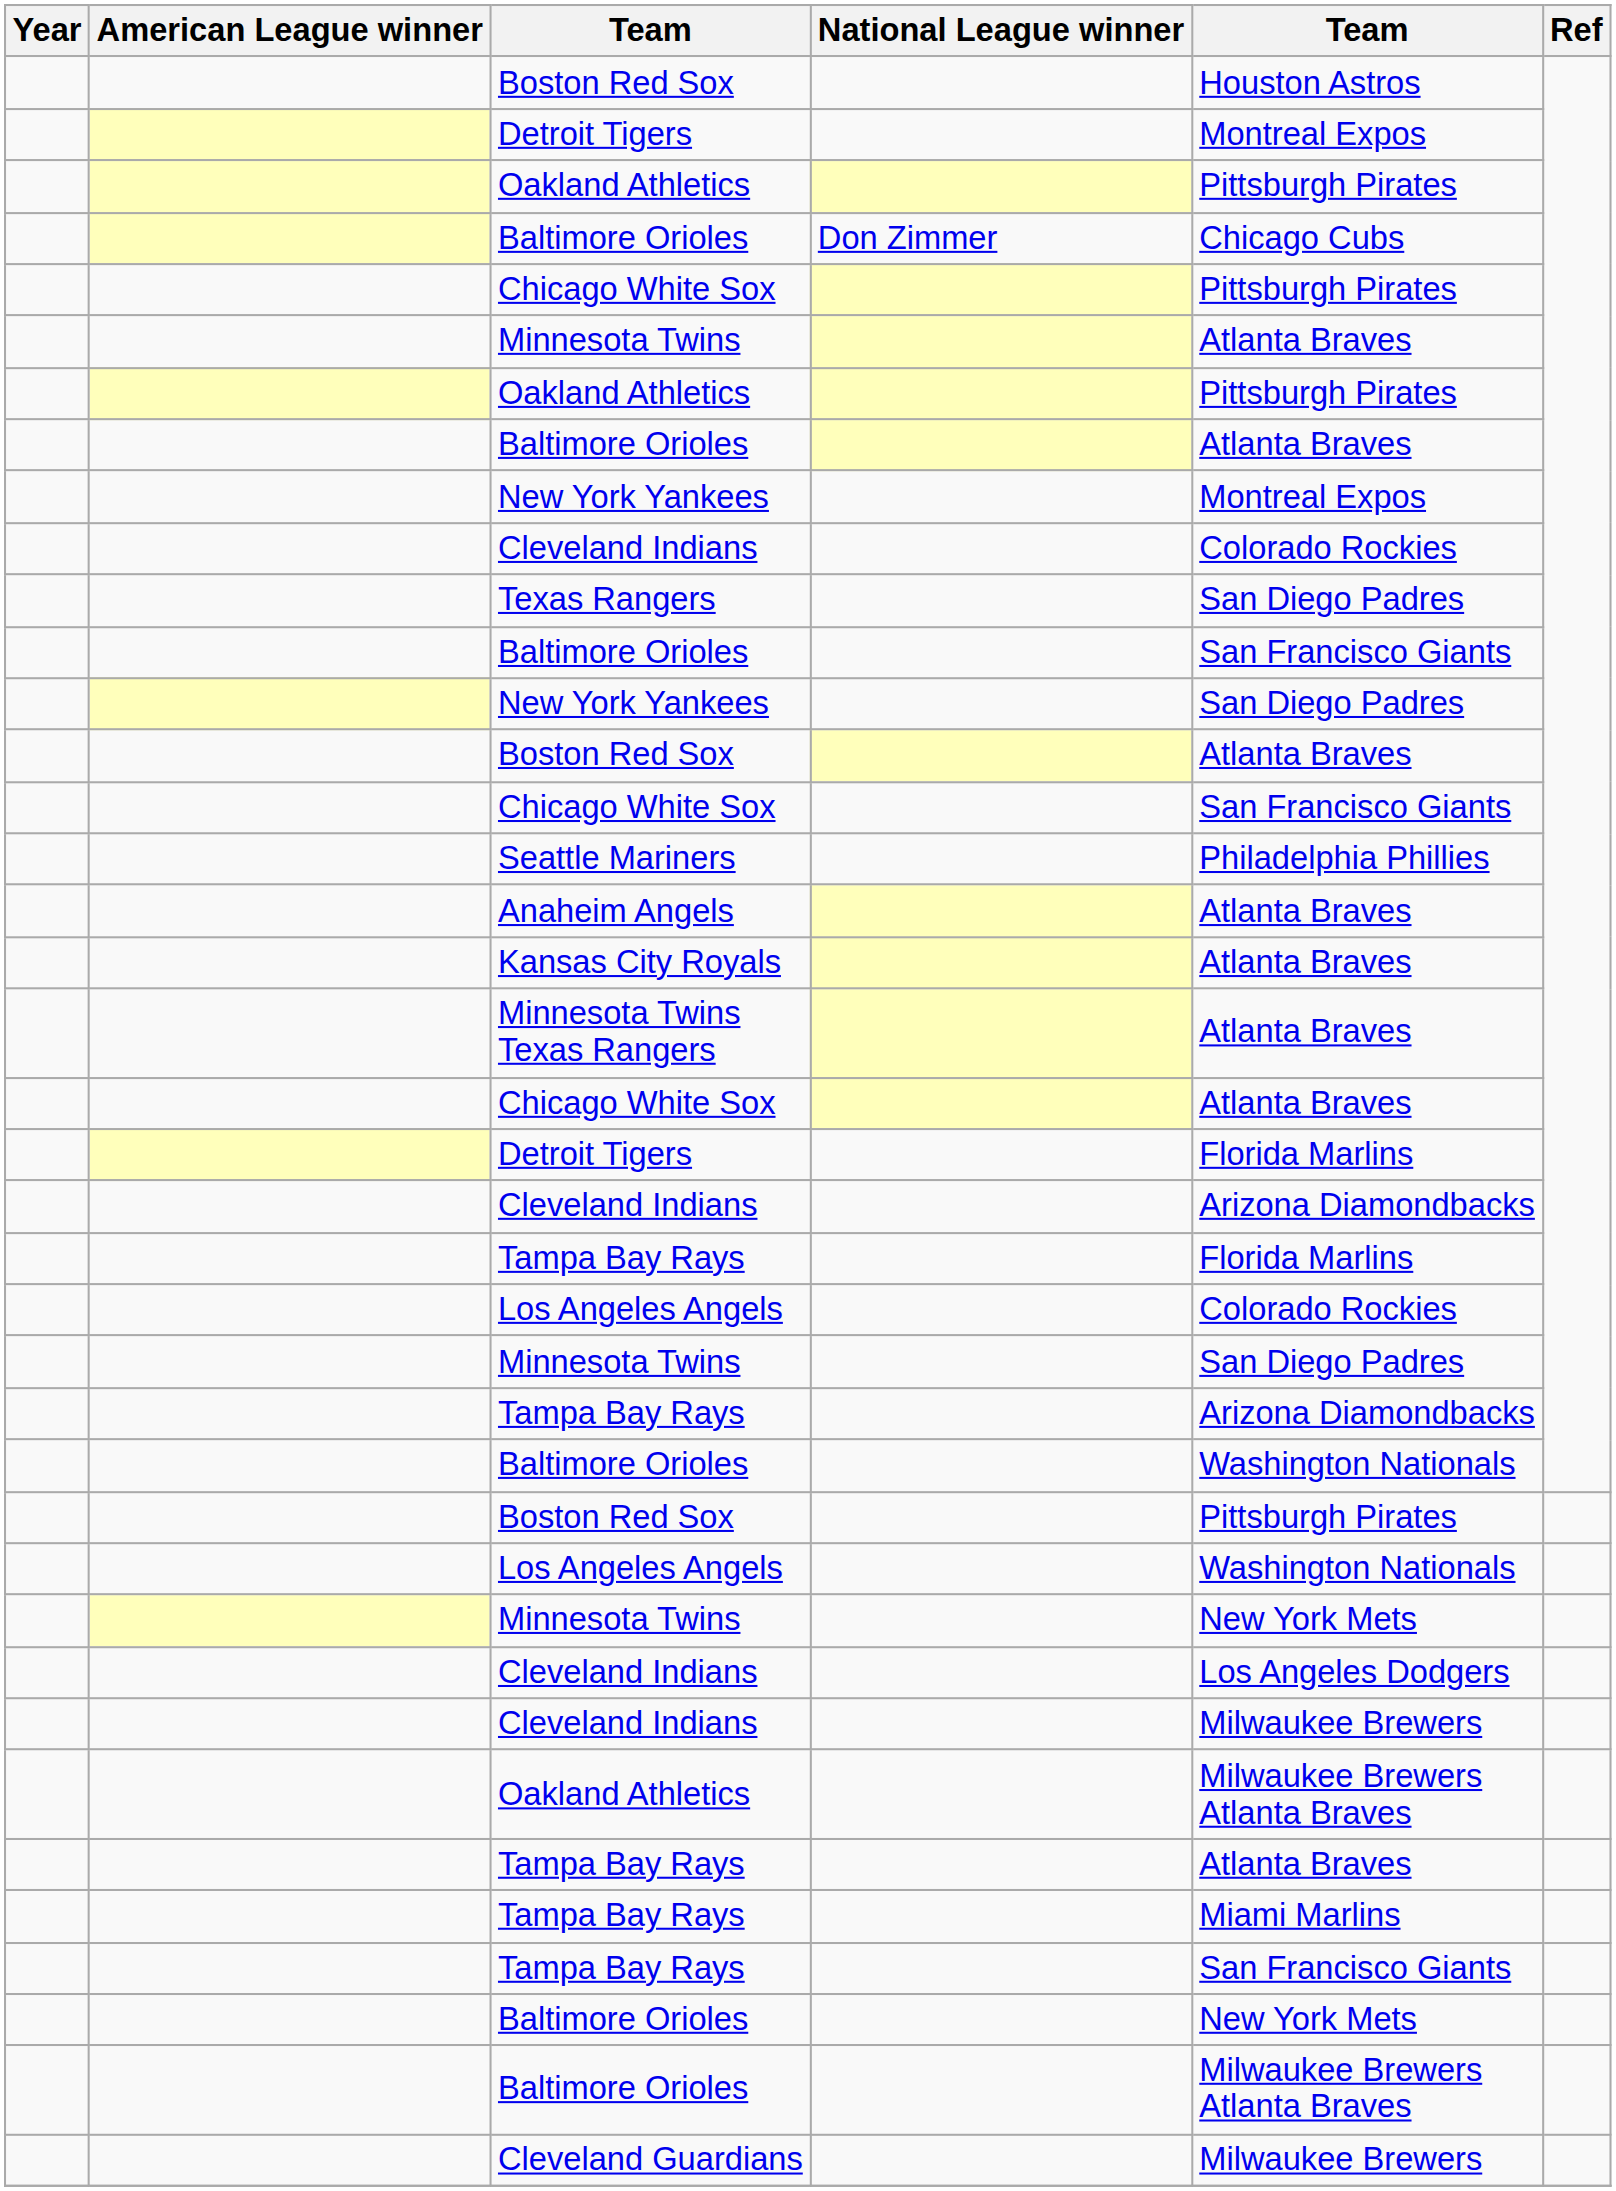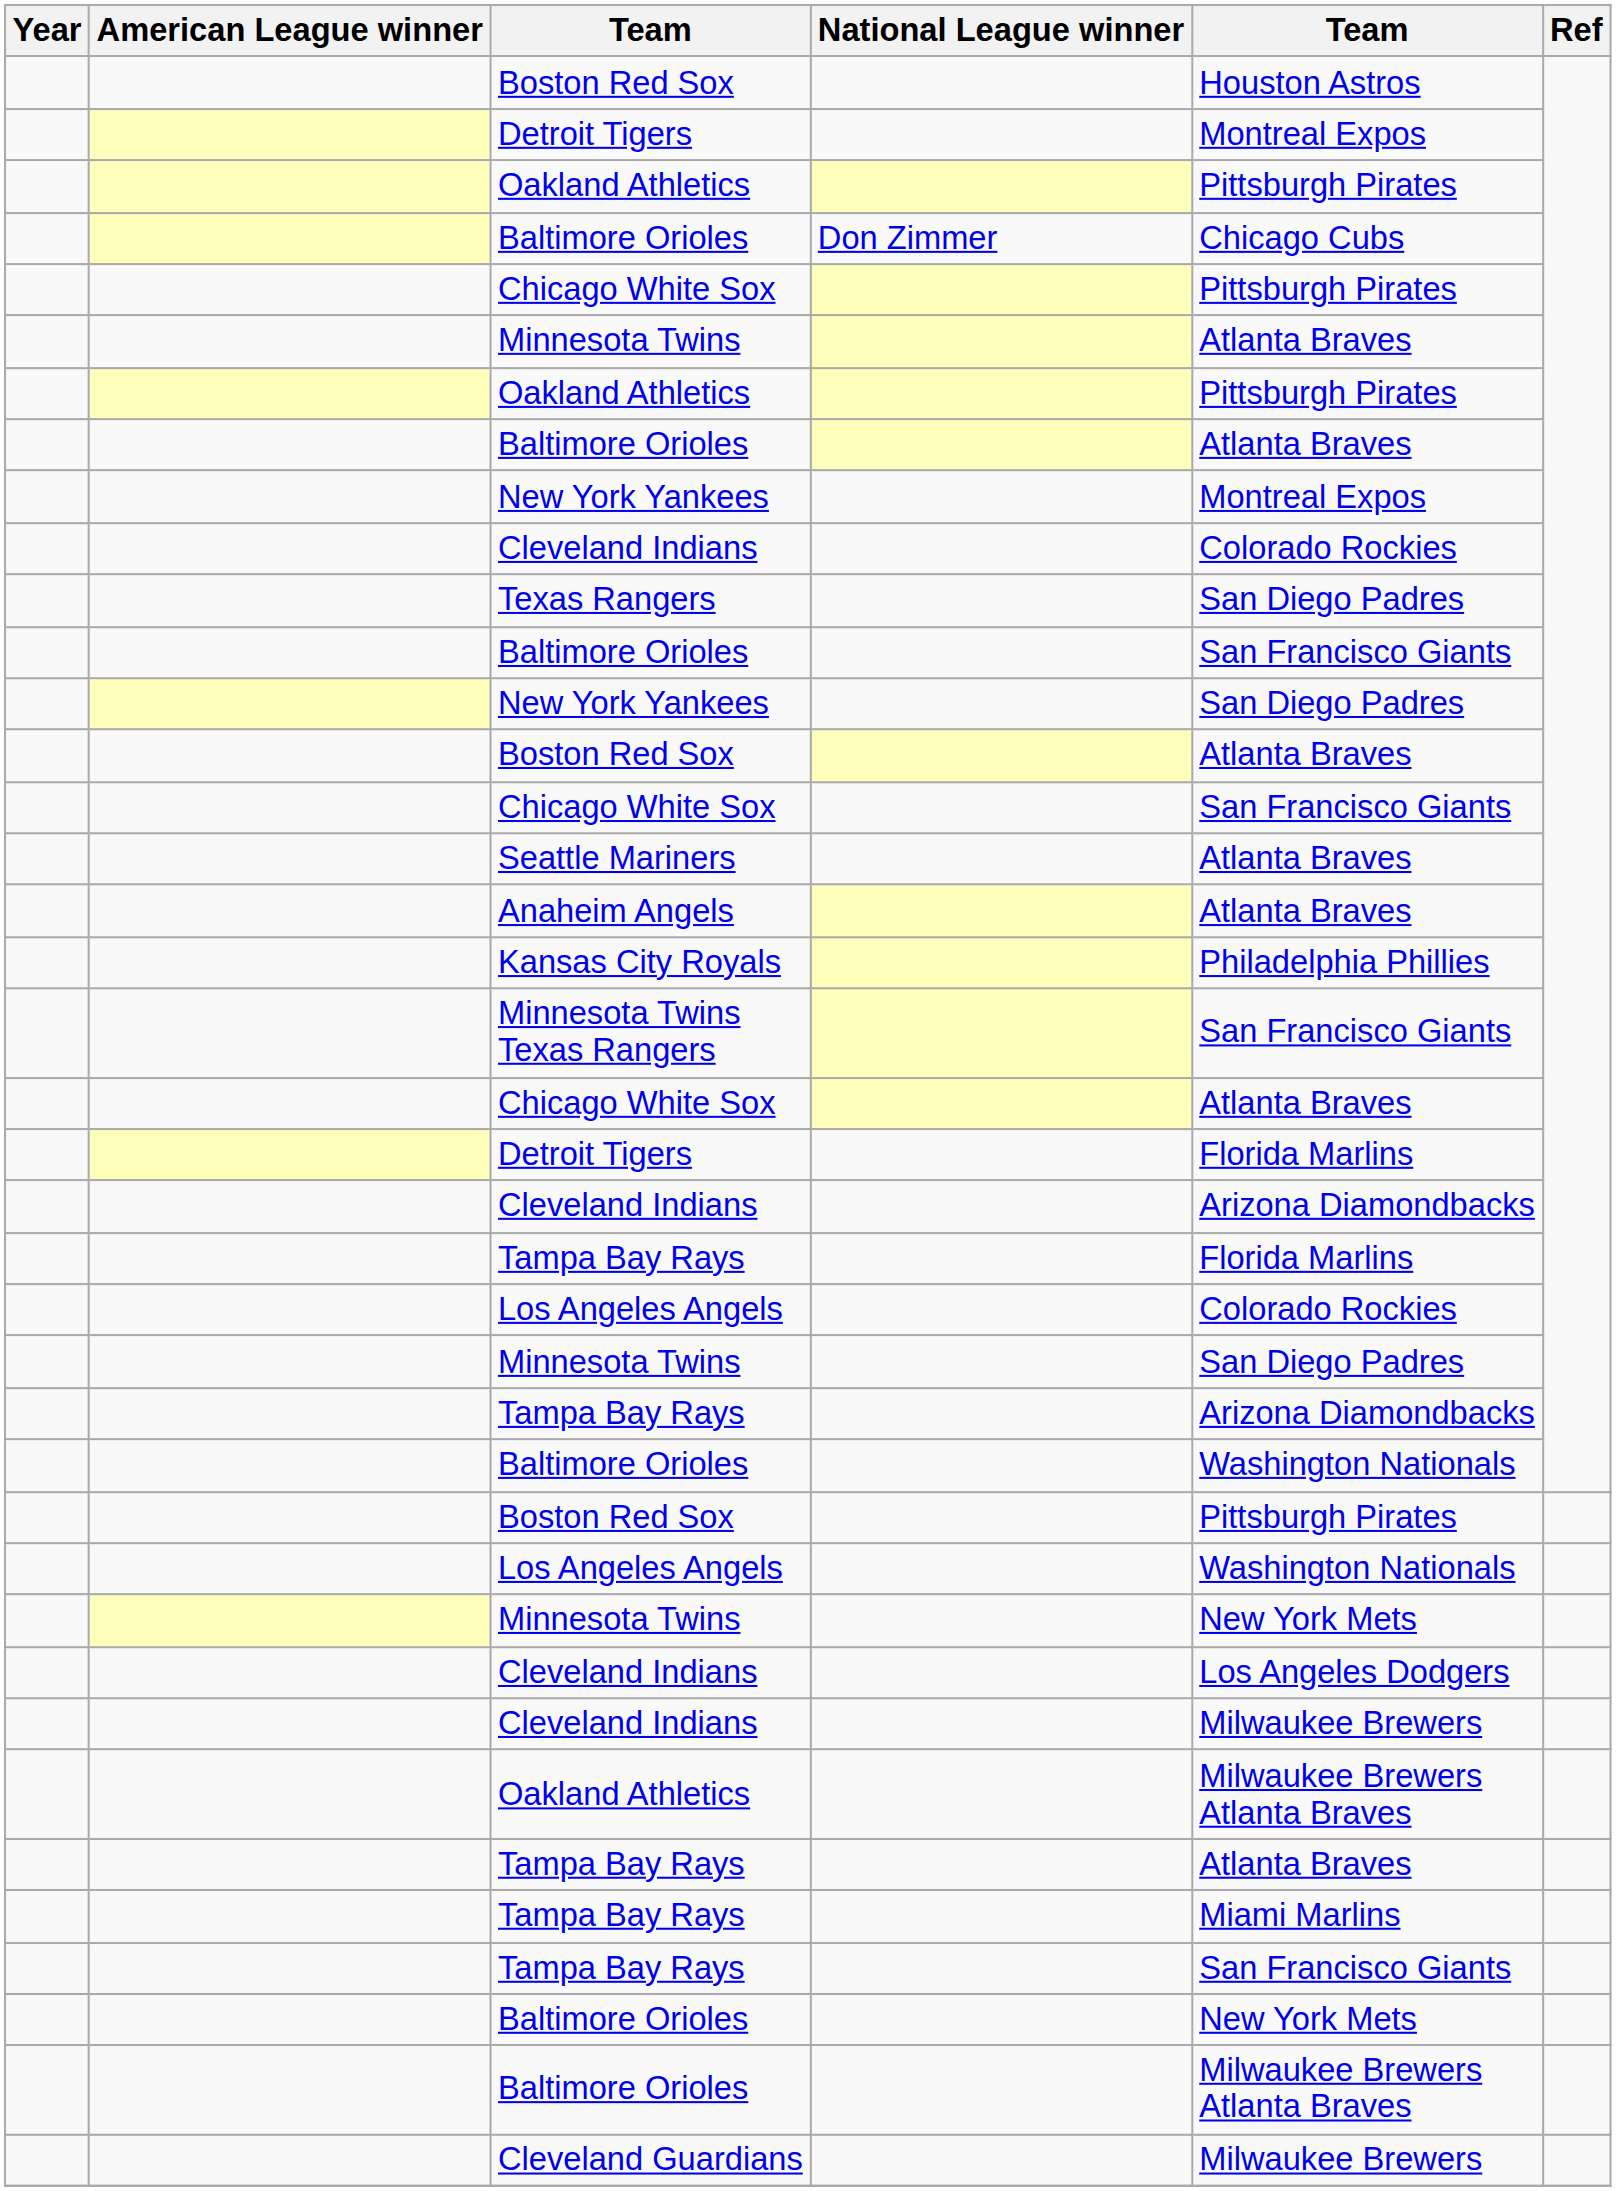(1344, 858) Philadelphia Phillies -> (1305, 858) Atlanta Braves
(1305, 962) Atlanta Braves -> (1344, 962) Philadelphia Phillies
(1305, 1032) Atlanta Braves -> (1355, 1032) San Francisco Giants
